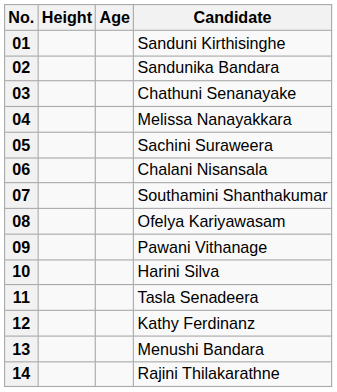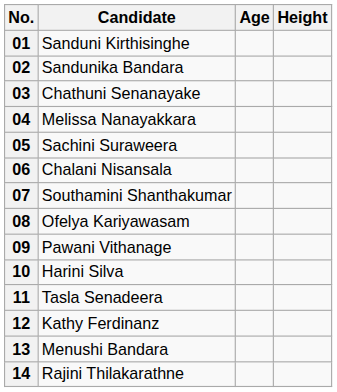columns swapped: (233, 18) <-> (67, 18)
